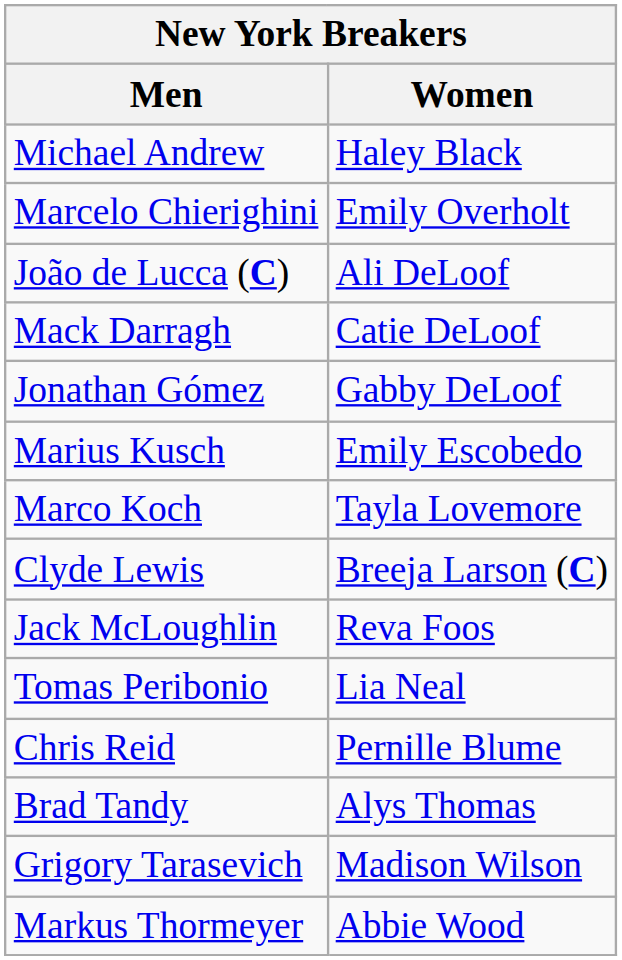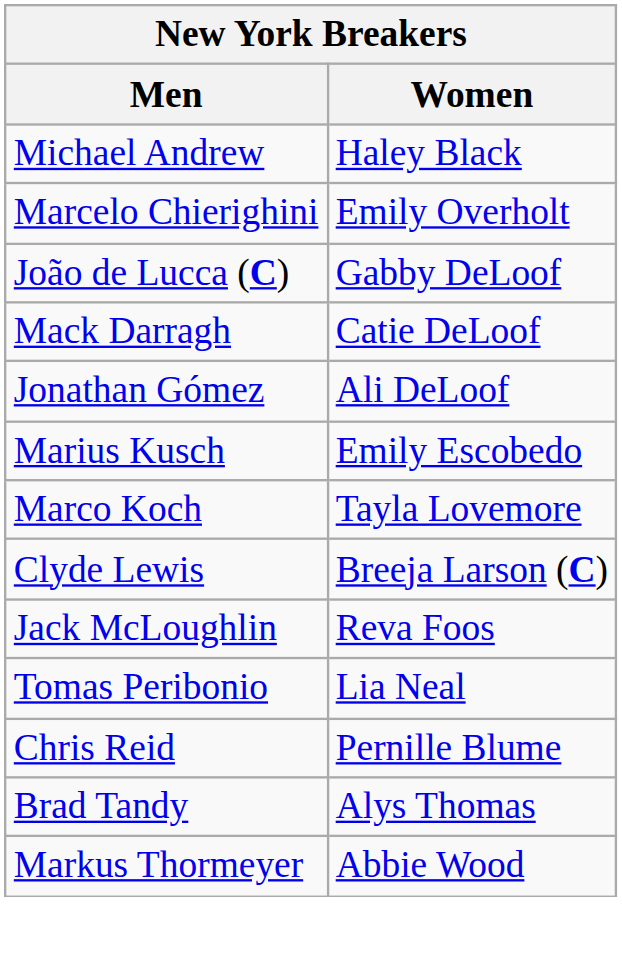(423, 271) Ali DeLoof -> (449, 271) Gabby DeLoof
(449, 390) Gabby DeLoof -> (423, 390) Ali DeLoof
- row: (158, 865)
